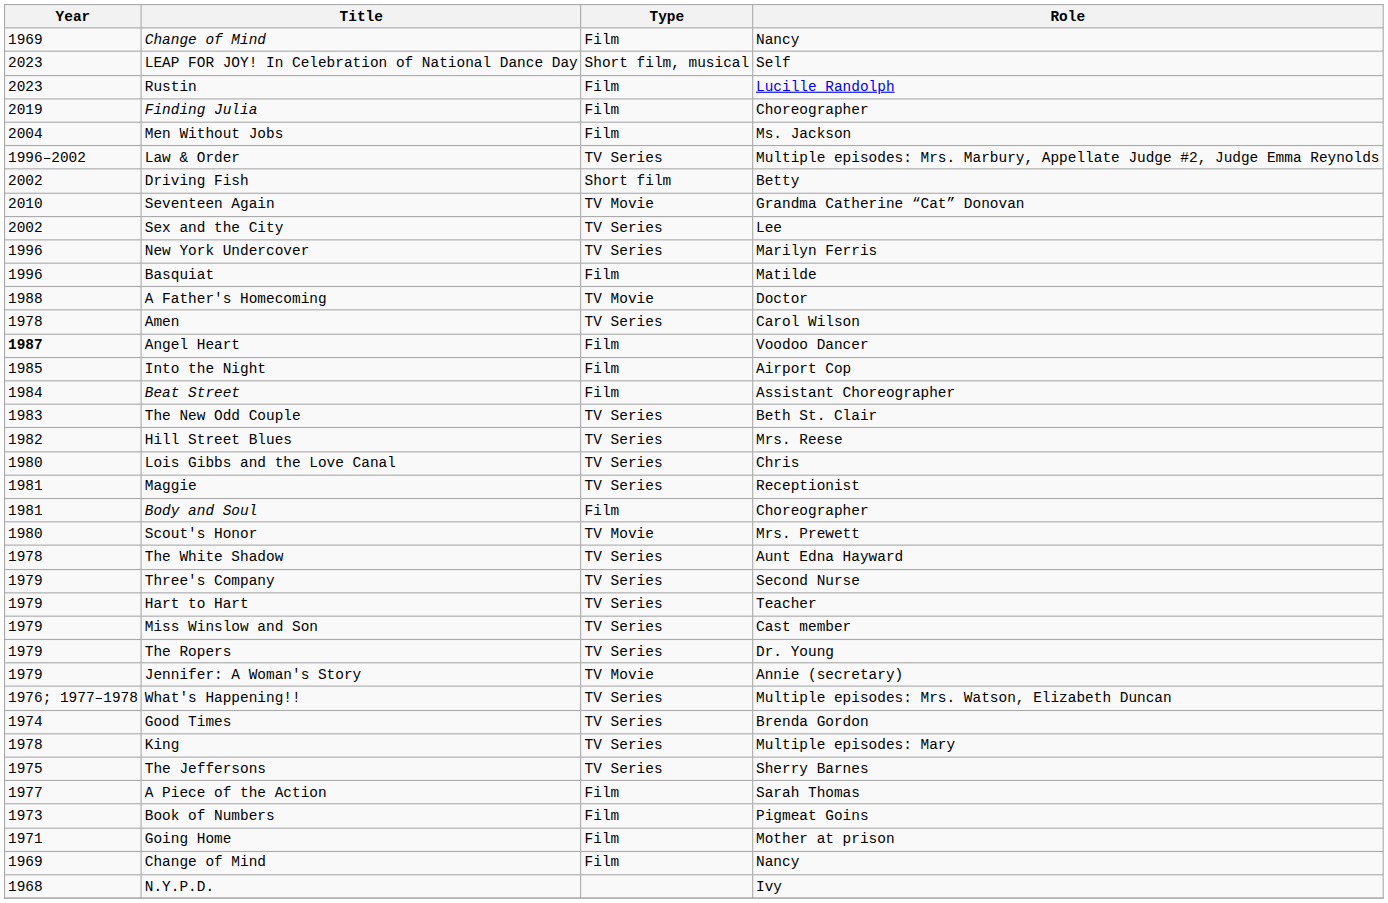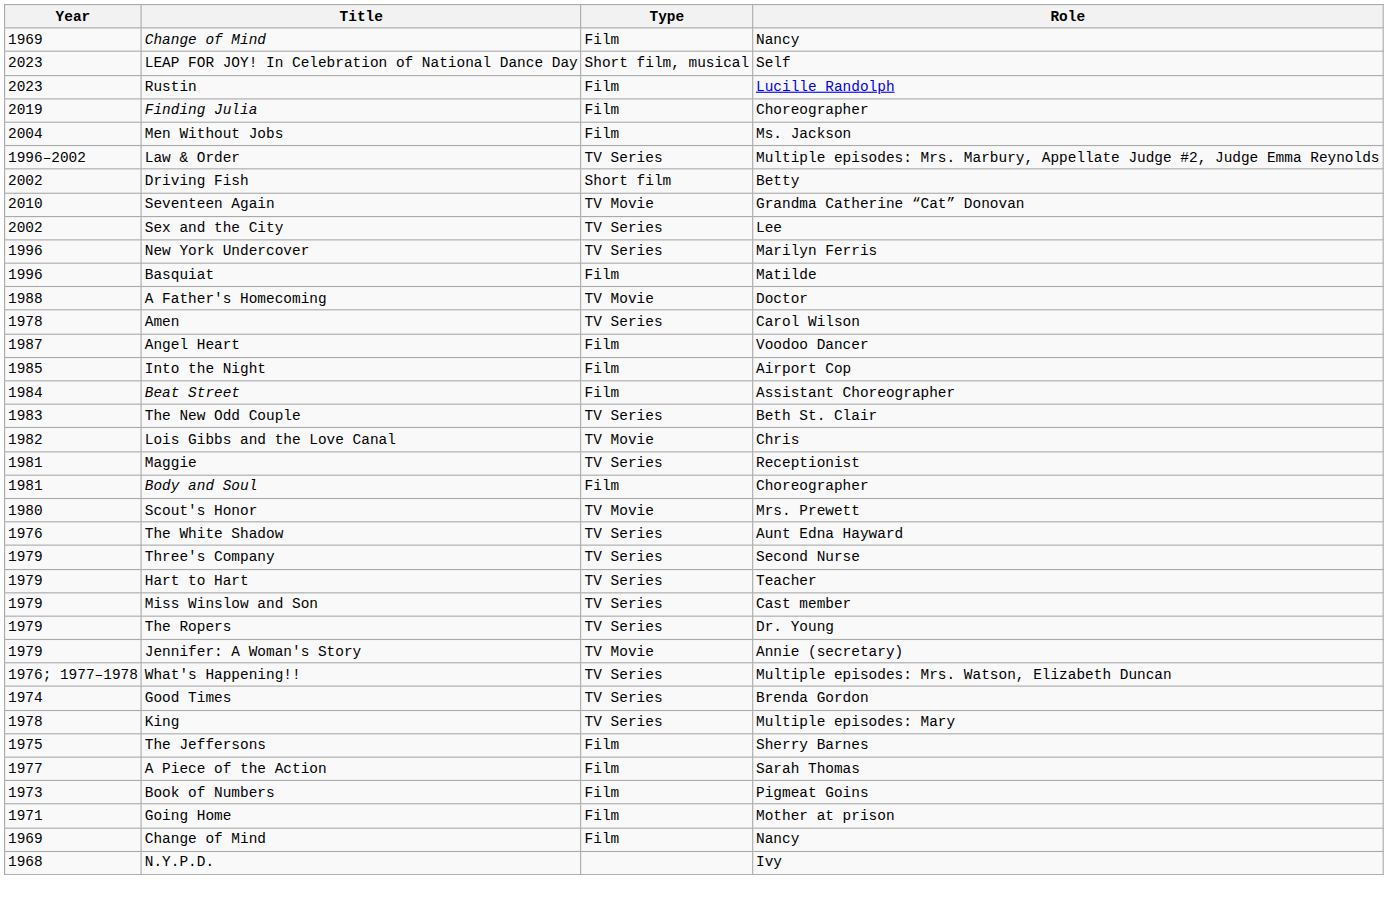(25, 346) bold -> (25, 346) normal
- row: (218, 440)
(25, 463) 1980 -> (25, 440) 1982
(624, 463) TV Series -> (619, 440) TV Movie
(25, 557) 1978 -> (25, 534) 1976
(624, 769) TV Series -> (602, 745) Film
